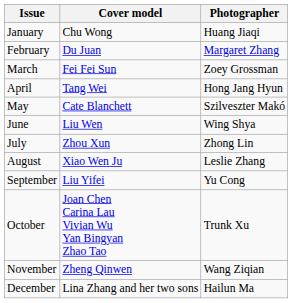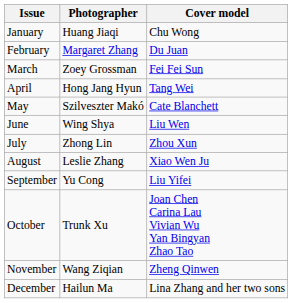columns swapped: (130, 13) <-> (244, 13)
